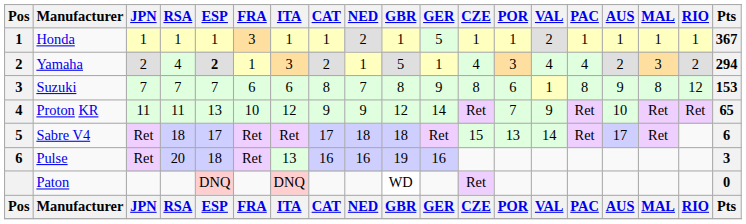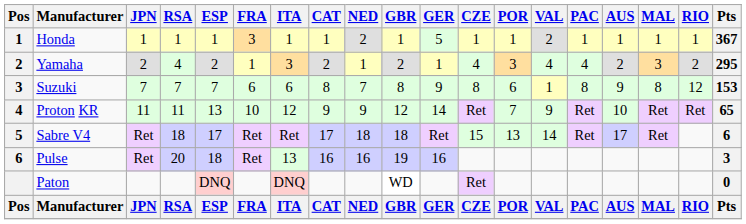(215, 63) bold -> (215, 63) normal
(401, 63) 5 -> (401, 63) 2
(727, 63) 294 -> (727, 63) 295
